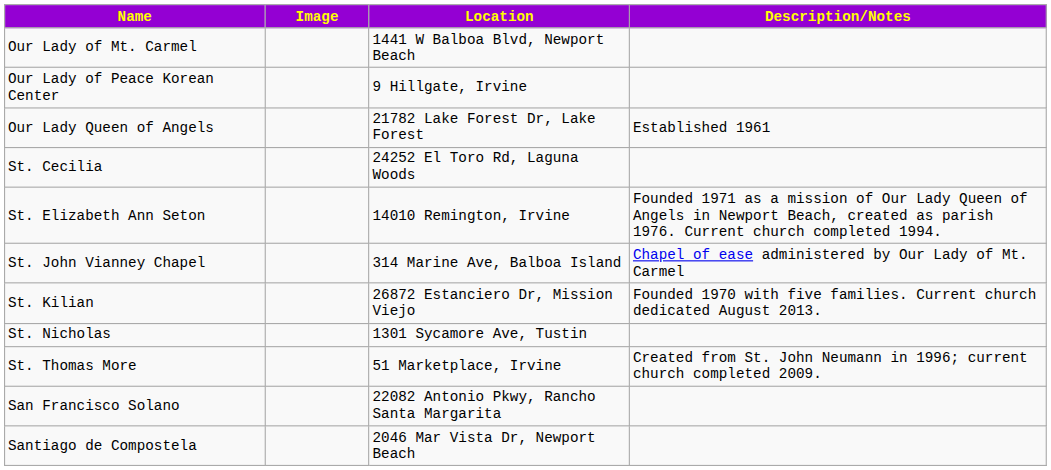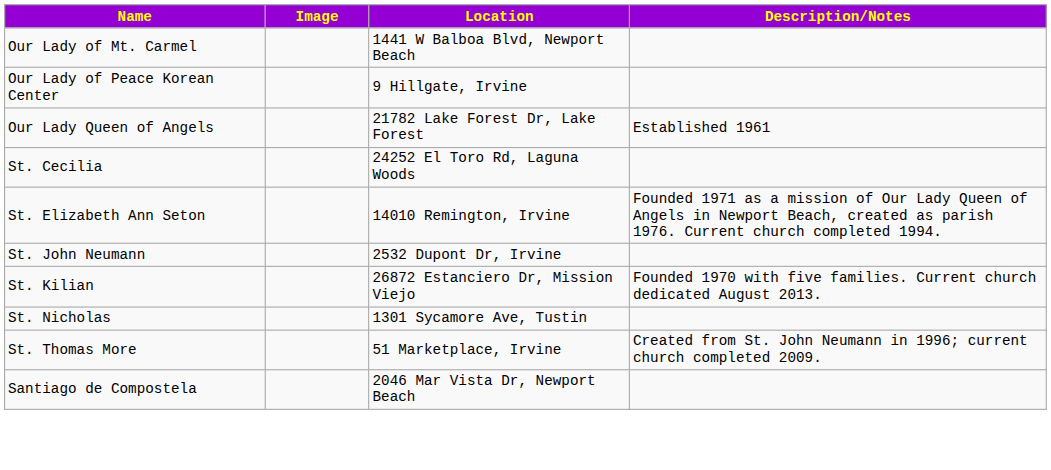+ row: (77, 255)
- row: (107, 263)
- row: (94, 406)
